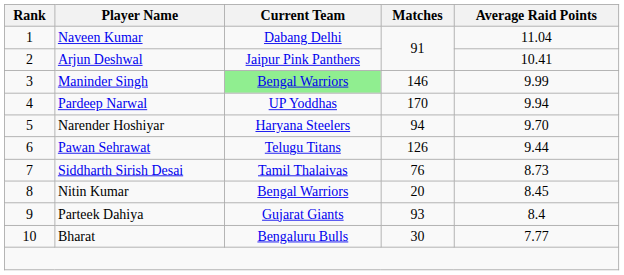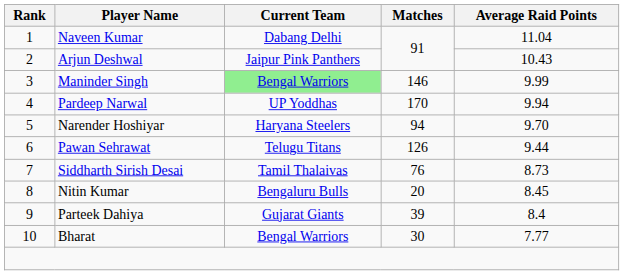(536, 59) 10.41 -> (536, 59) 10.43
(303, 192) Bengal Warriors -> (303, 192) Bengaluru Bulls
(417, 214) 93 -> (417, 214) 39
(303, 236) Bengaluru Bulls -> (303, 236) Bengal Warriors
